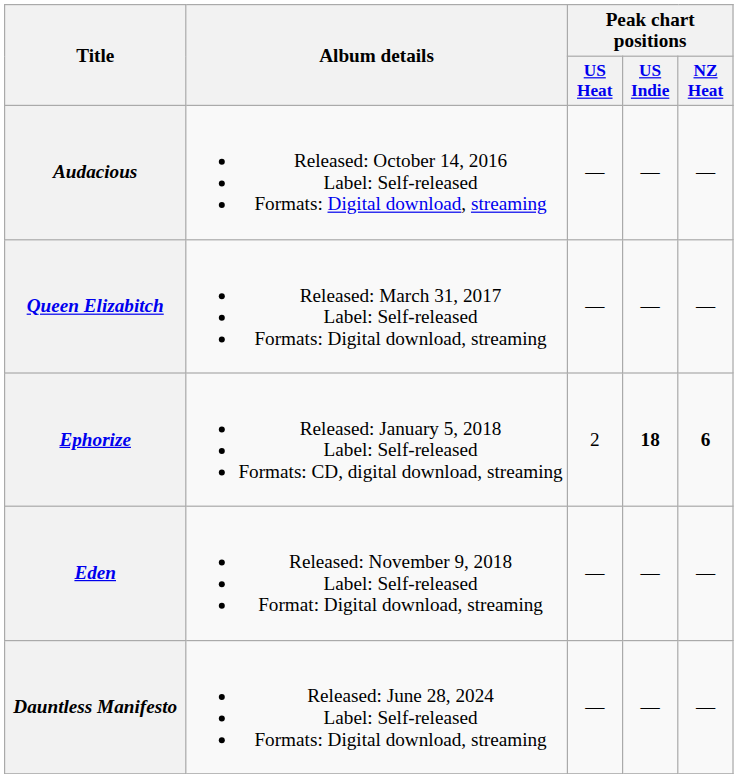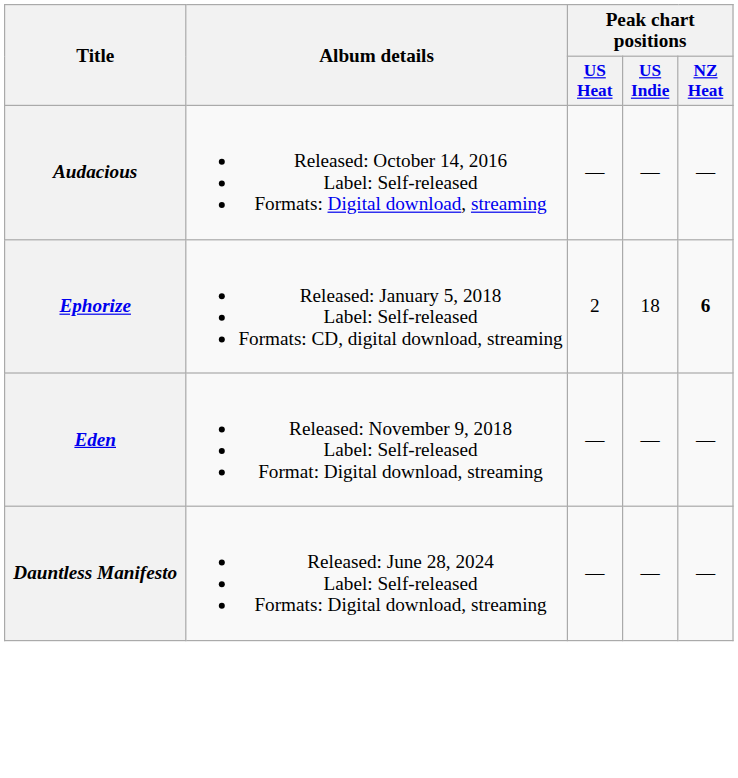- row: (95, 305)
(650, 439) bold -> (650, 305) normal
